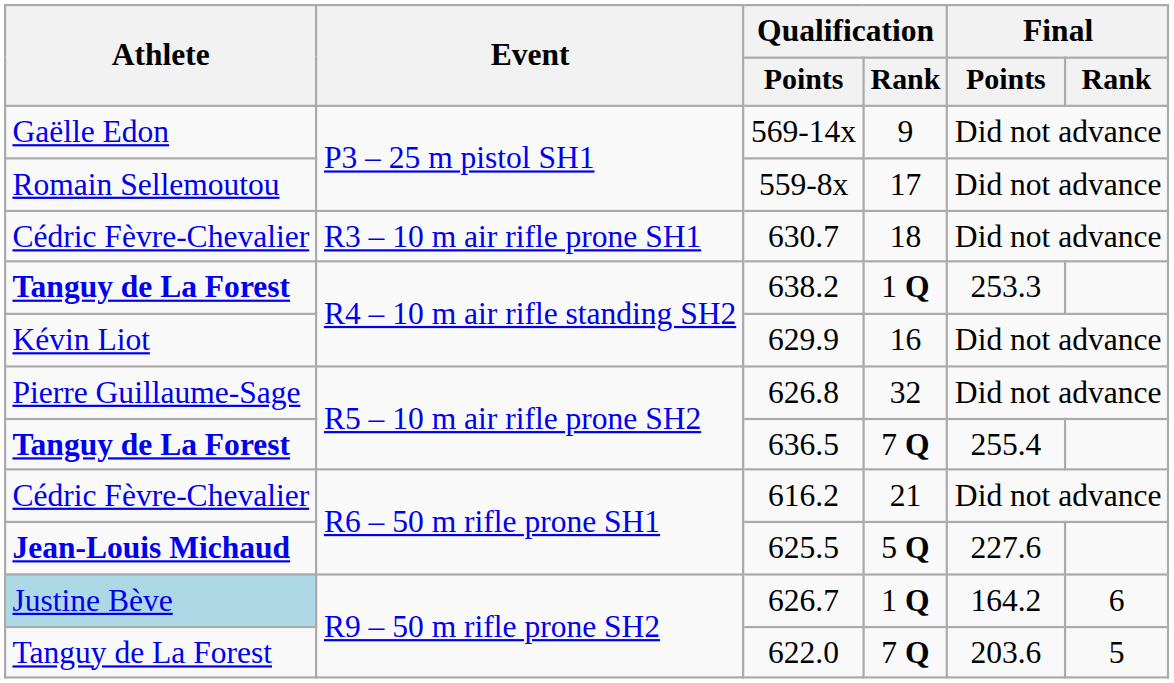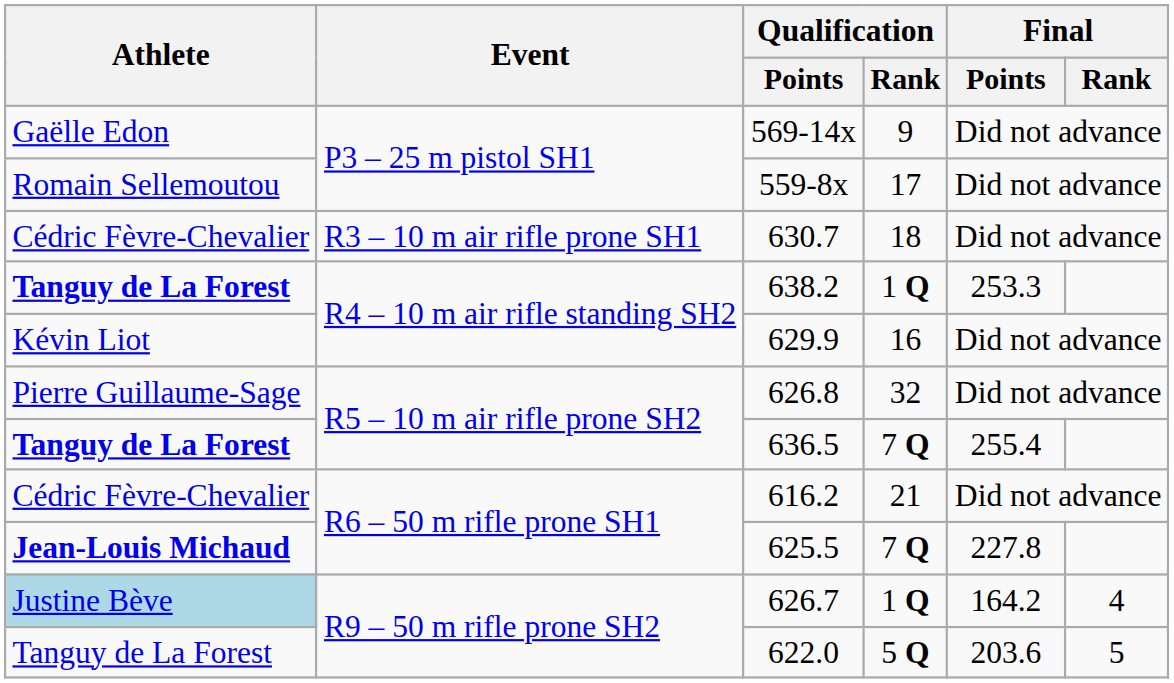(905, 548) 5 Q -> (905, 548) 7 Q
(1006, 548) 227.6 -> (1006, 548) 227.8
(1117, 600) 6 -> (1117, 600) 4
(905, 652) 7 Q -> (905, 652) 5 Q
